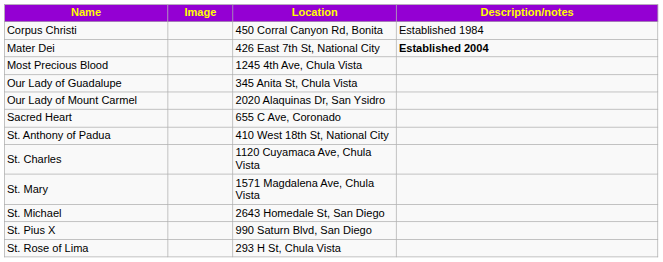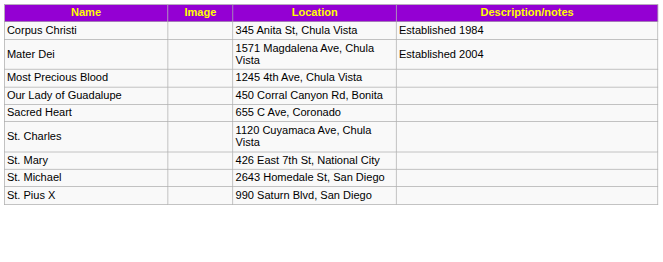(309, 30) 450 Corral Canyon Rd, Bonita -> (297, 30) 345 Anita St, Chula Vista
(308, 48) 426 East 7th St, National City -> (305, 54) 1571 Magdalena Ave, Chula Vista
(444, 48) bold -> (441, 54) normal
(297, 83) 345 Anita St, Chula Vista -> (309, 95) 450 Corral Canyon Rd, Bonita
- row: (72, 100)
- row: (59, 135)
(305, 189) 1571 Magdalena Ave, Chula Vista -> (308, 160) 426 East 7th St, National City
- row: (48, 248)
